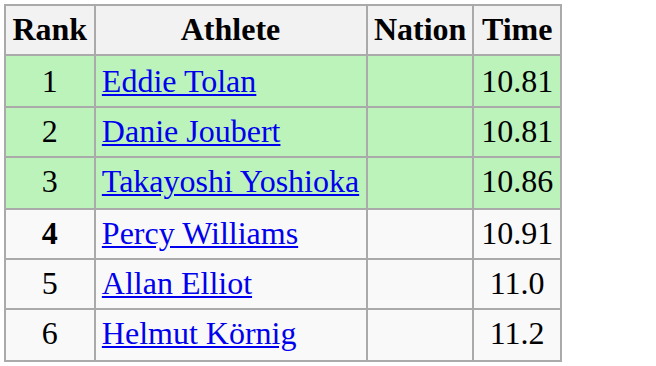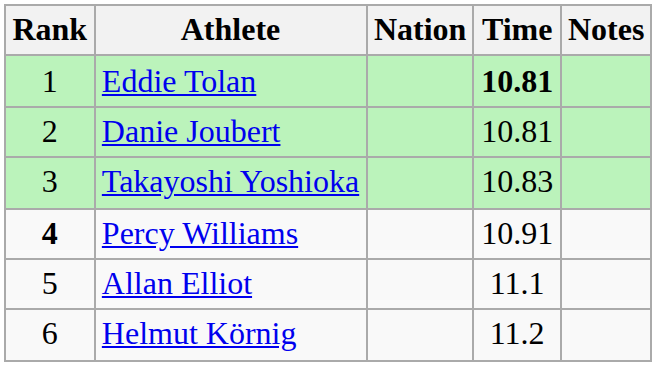+ column: (606, 29)
(517, 80) normal -> (517, 80) bold
(517, 182) 10.86 -> (517, 182) 10.83
(517, 283) 11.0 -> (517, 283) 11.1
